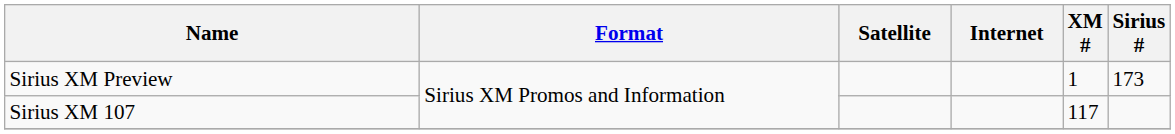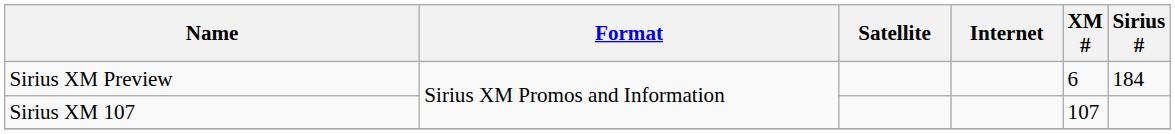(1073, 78) 1 -> (1073, 78) 6
(1128, 78) 173 -> (1128, 78) 184
(1083, 111) 117 -> (1083, 111) 107
